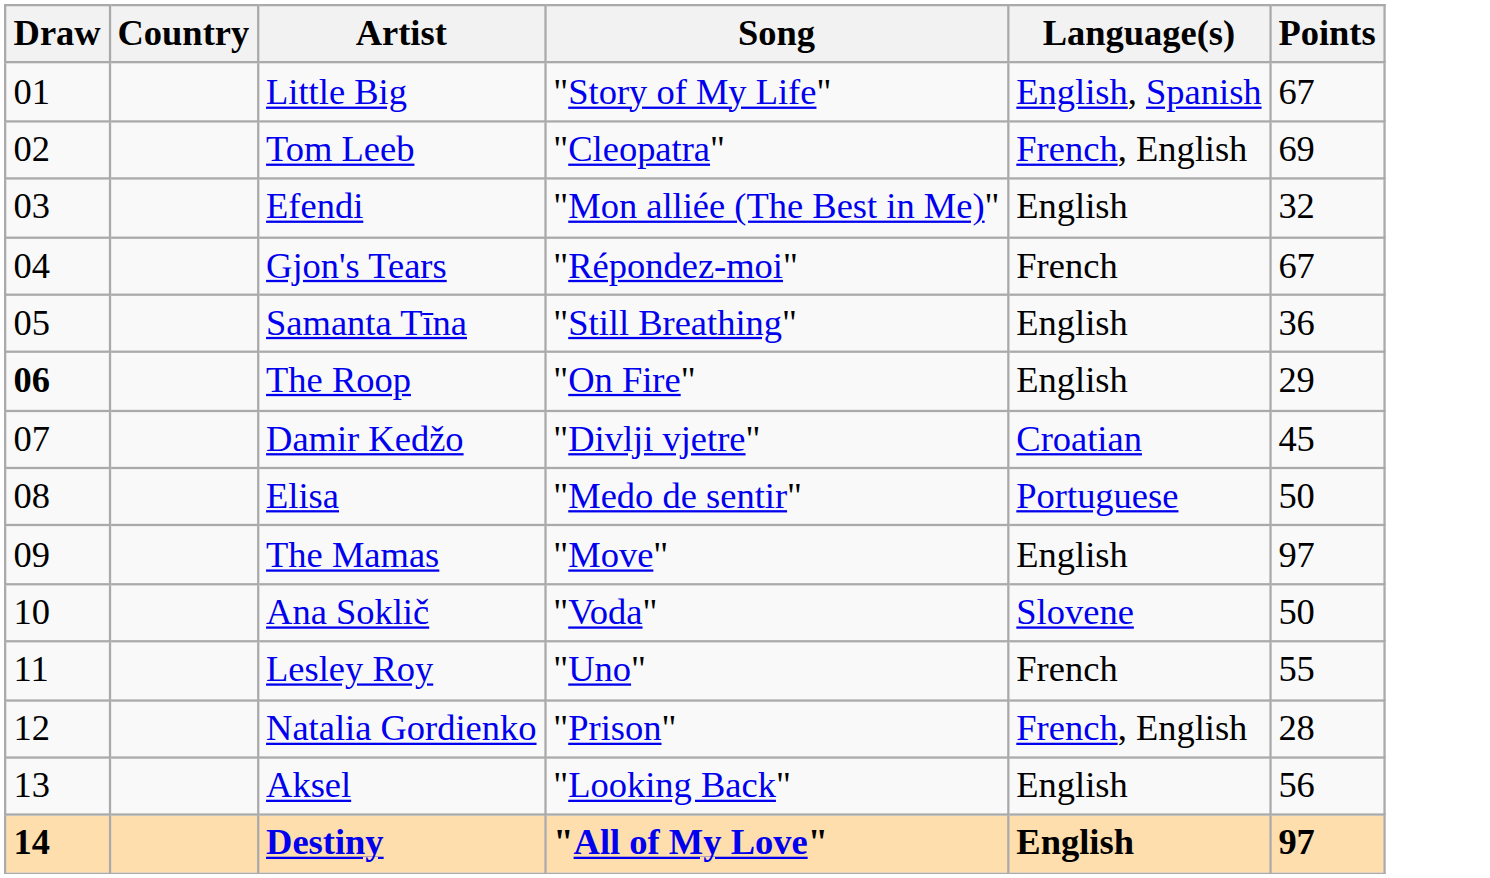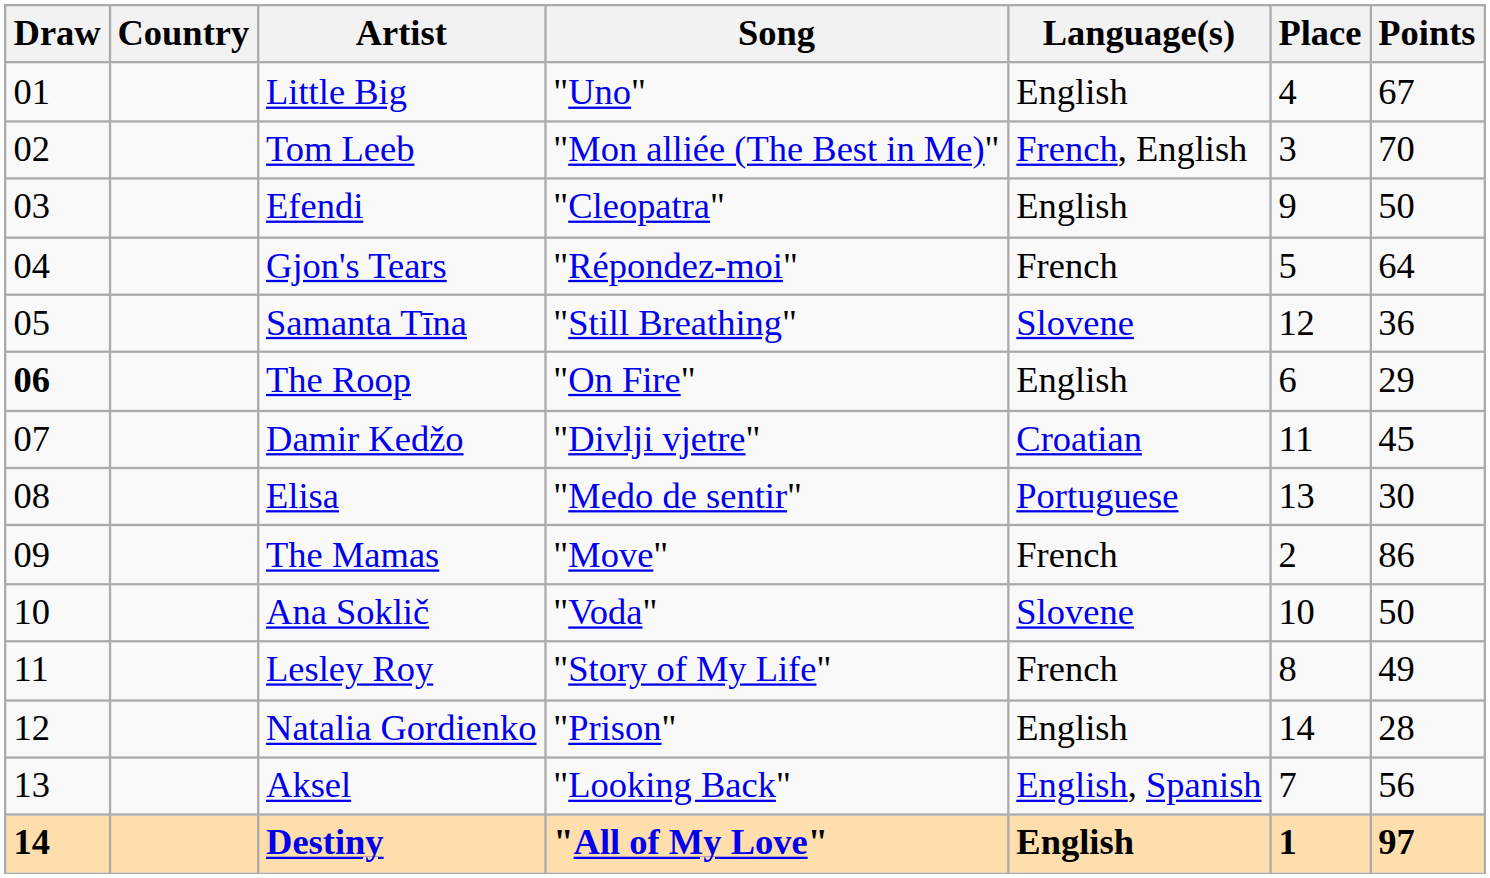+ column: (1320, 33)
(692, 91) "Story of My Life" -> (600, 91) "Uno"
(1139, 91) English, Spanish -> (1072, 91) English
(639, 149) "Cleopatra" -> (776, 149) "Mon alliée (The Best in Me)"
(1297, 149) 69 -> (1396, 149) 70
(776, 206) "Mon alliée (The Best in Me)" -> (639, 206) "Cleopatra"
(1297, 206) 32 -> (1396, 206) 50
(1297, 264) 67 -> (1396, 264) 64
(1072, 322) English -> (1075, 322) Slovene
(1297, 496) 50 -> (1396, 496) 30
(1072, 554) English -> (1067, 554) French
(1297, 554) 97 -> (1396, 554) 86
(600, 669) "Uno" -> (692, 669) "Story of My Life"
(1297, 669) 55 -> (1396, 669) 49
(1132, 727) French, English -> (1072, 727) English
(1072, 785) English -> (1139, 785) English, Spanish
